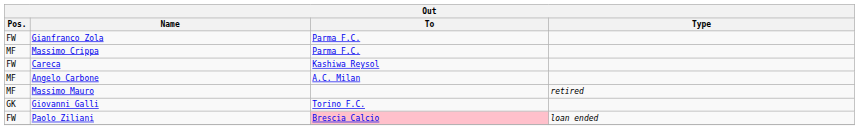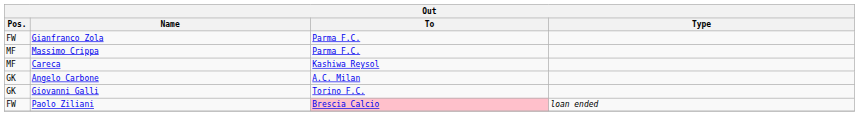(11, 64) FW -> (11, 64) MF
(11, 78) MF -> (11, 78) GK
- row: (63, 91)
